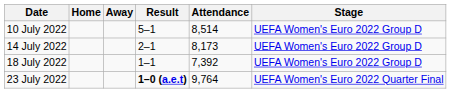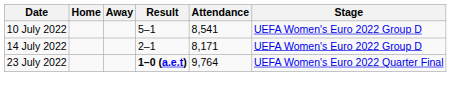(205, 29) 8,514 -> (205, 29) 8,541
(205, 46) 8,173 -> (205, 46) 8,171
- row: (37, 63)
